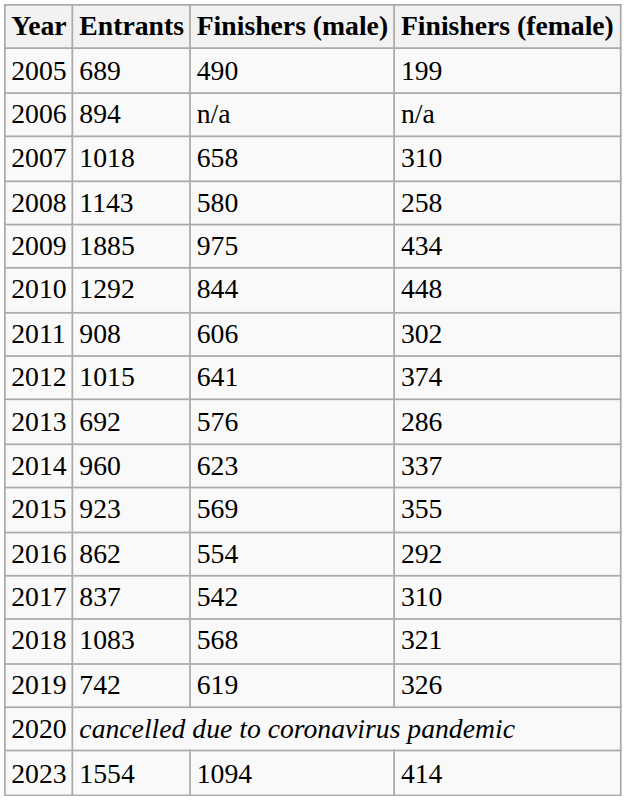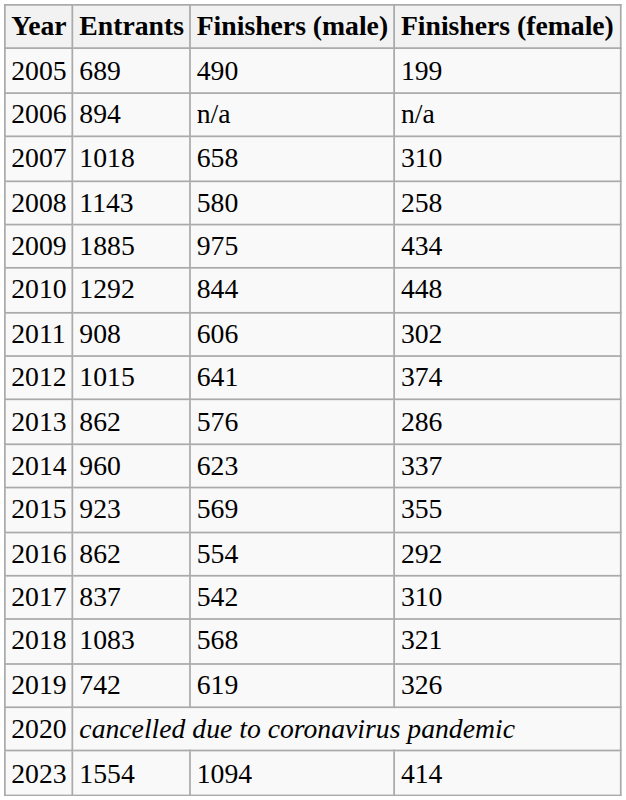(100, 421) 692 -> (100, 421) 862
